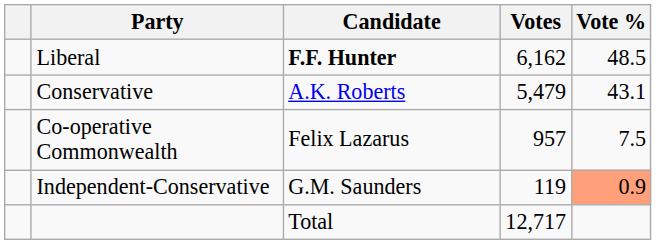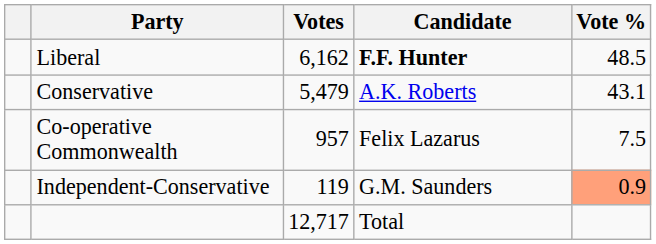columns swapped: (392, 22) <-> (536, 22)
